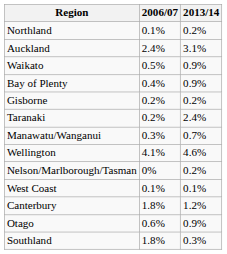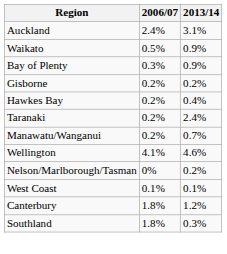- row: (29, 30)
(153, 83) 0.4% -> (153, 65) 0.3%
+ row: (35, 100)
(153, 135) 0.3% -> (153, 135) 0.2%
- row: (20, 223)
